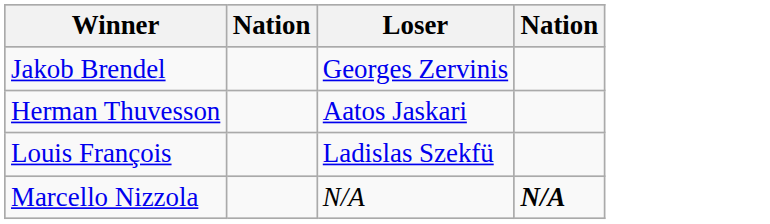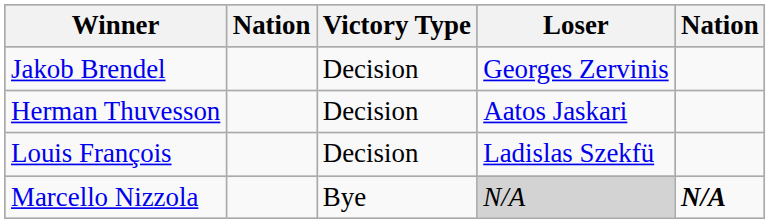+ column: (397, 25)
(344, 196) no background -> (504, 196) lightgrey background
